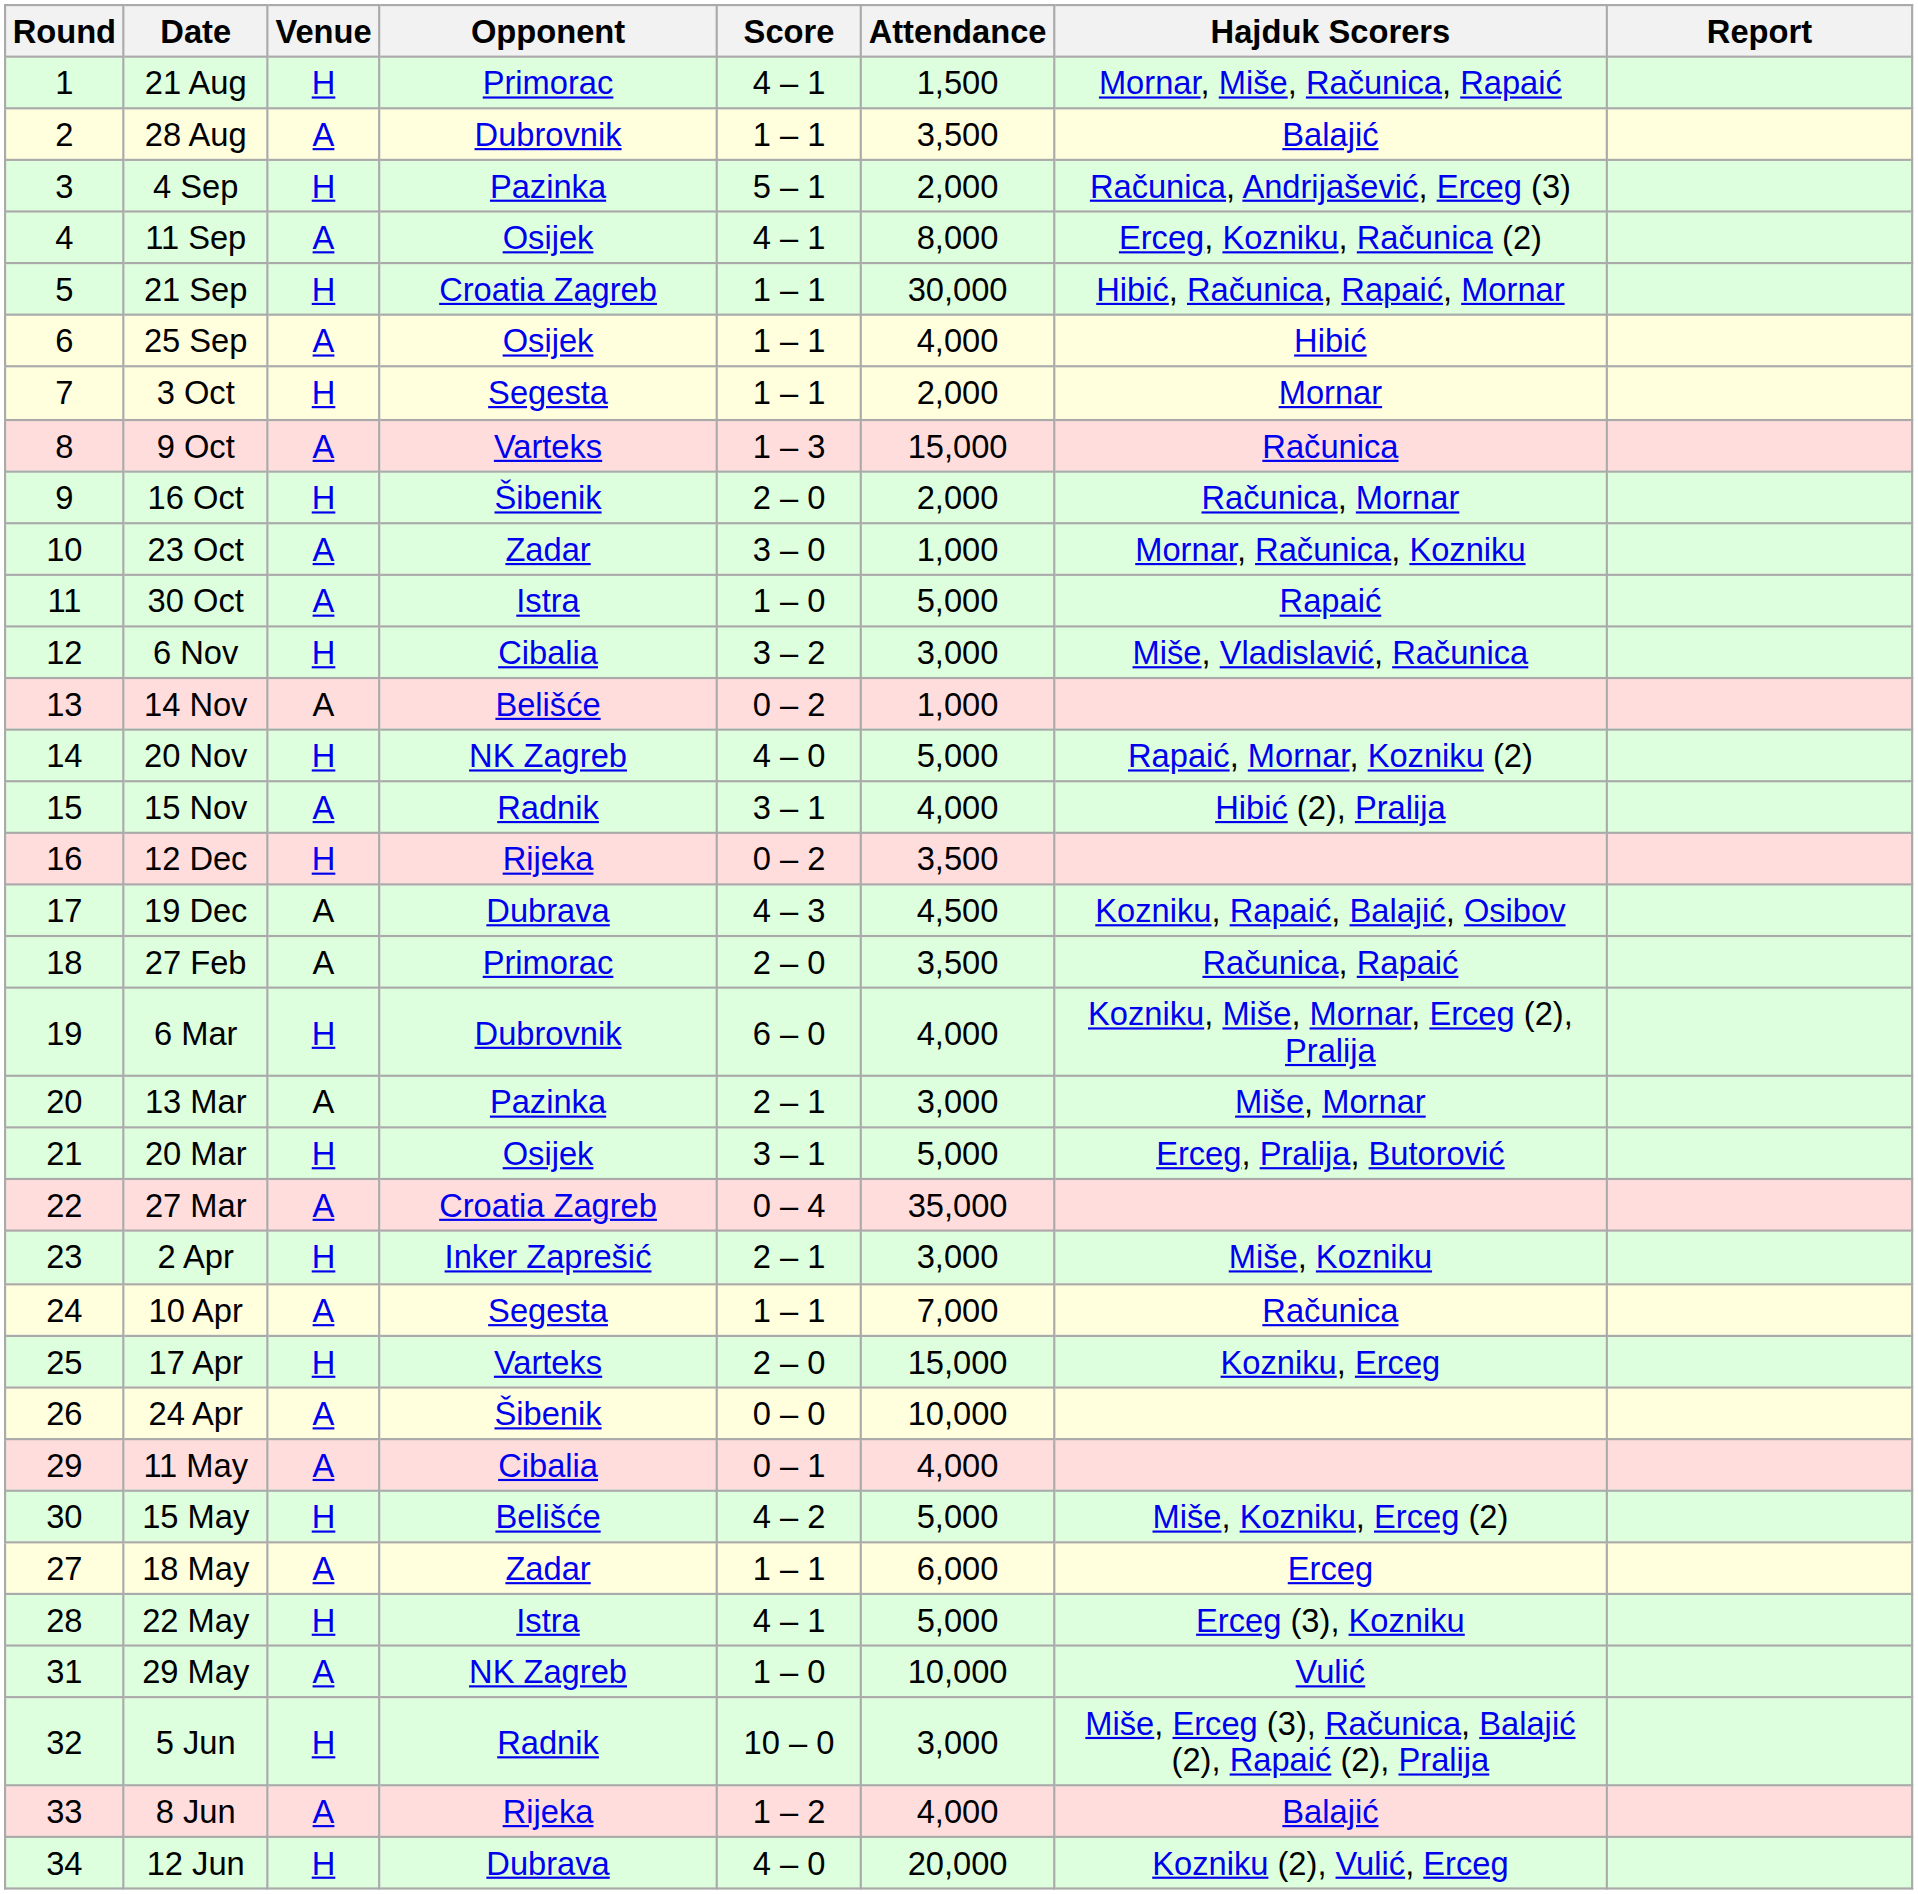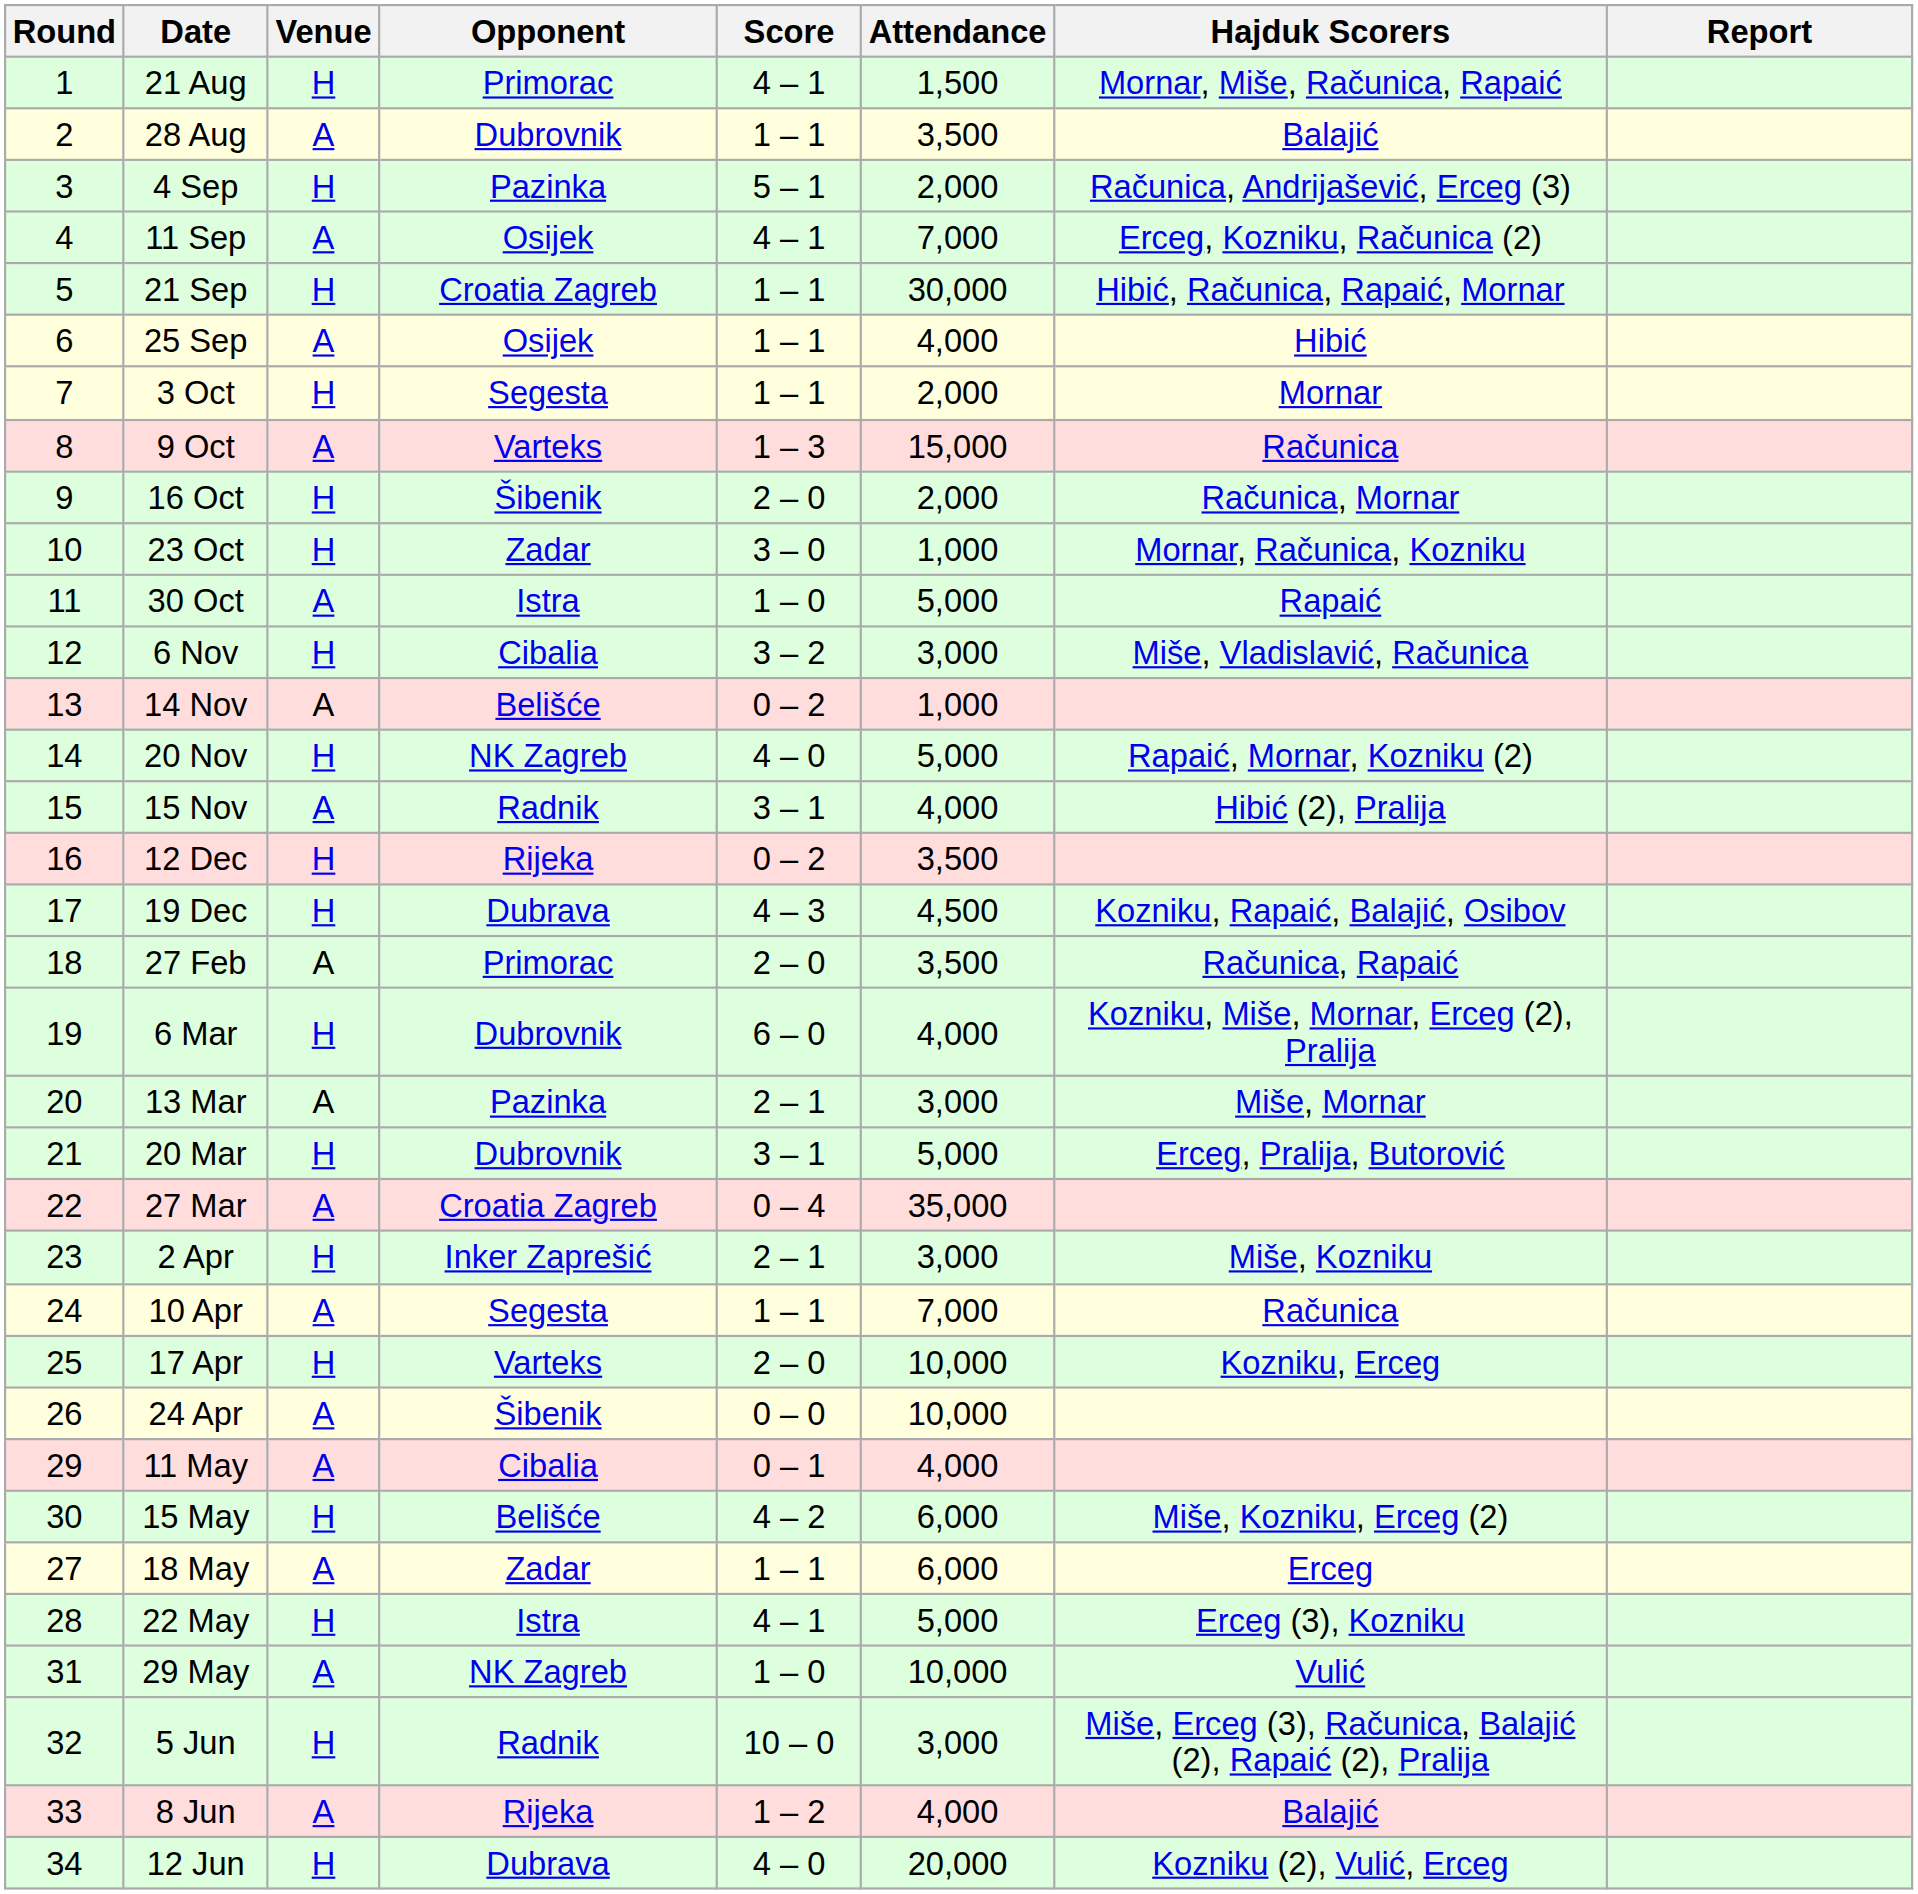(958, 238) 8,000 -> (958, 238) 7,000
(323, 548) A -> (324, 548) H
(323, 911) A -> (324, 911) H
(548, 1154) Osijek -> (548, 1154) Dubrovnik
(958, 1361) 15,000 -> (958, 1361) 10,000
(958, 1516) 5,000 -> (958, 1516) 6,000
